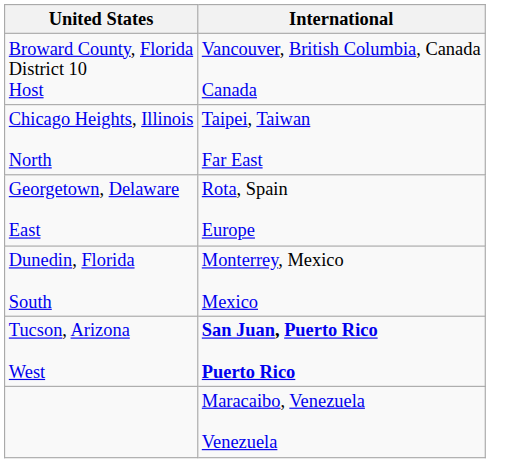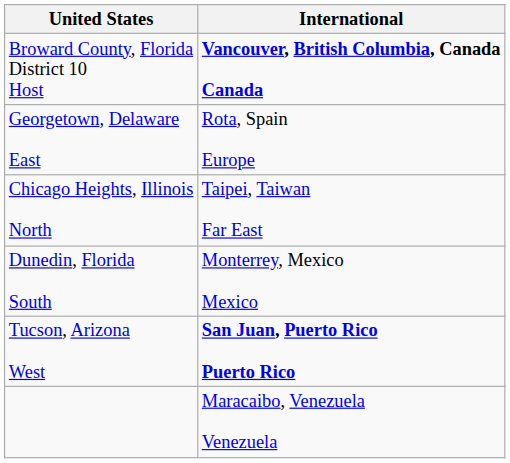(341, 68) normal -> (351, 68) bold
rows swapped: (94, 210) <-> (101, 139)
